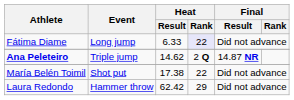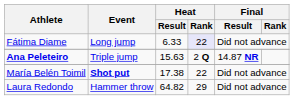(172, 57) 14.62 -> (172, 57) 15.63
(108, 72) normal -> (110, 72) bold
(172, 88) 62.42 -> (172, 88) 64.82
